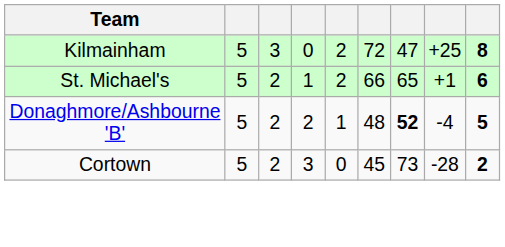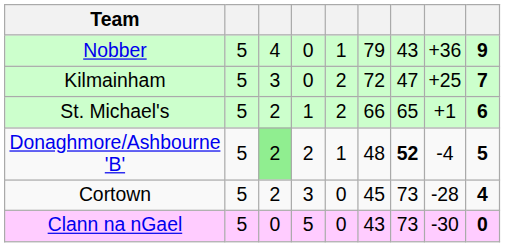+ row: (115, 50)
(482, 50) 8 -> (482, 81) 7
(275, 122) no background -> (275, 153) lightgreen background
(482, 164) 2 -> (482, 195) 4
+ row: (115, 225)
